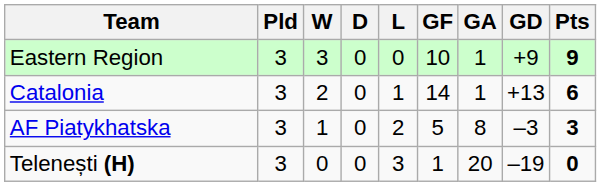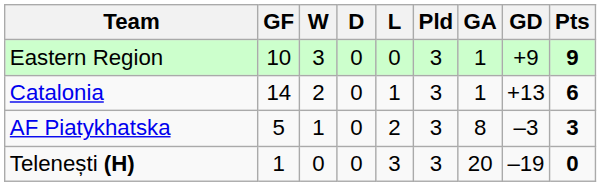columns swapped: (281, 22) <-> (438, 22)
